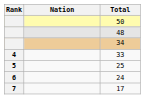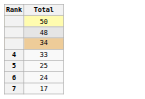- column: (62, 10)
